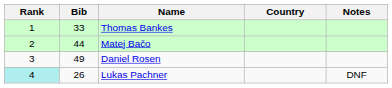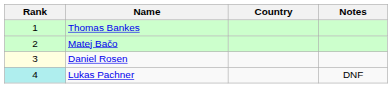- column: (79, 12)
(32, 59) no background -> (35, 59) lightyellow background
